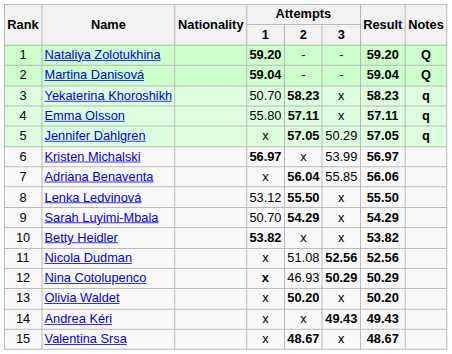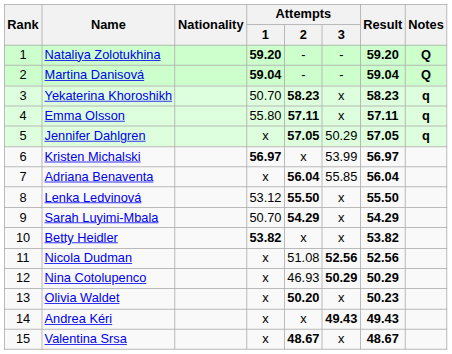(383, 177) 56.06 -> (383, 177) 56.04
(265, 278) bold -> (265, 278) normal
(383, 298) 50.20 -> (383, 298) 50.23
